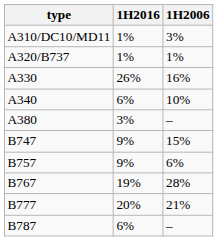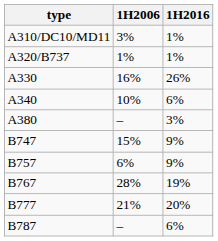columns swapped: (188, 15) <-> (138, 15)
